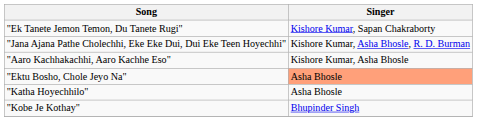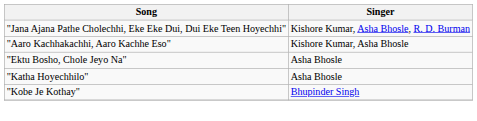- row: (95, 28)
(316, 76) lightsalmon background -> (316, 60) no background
